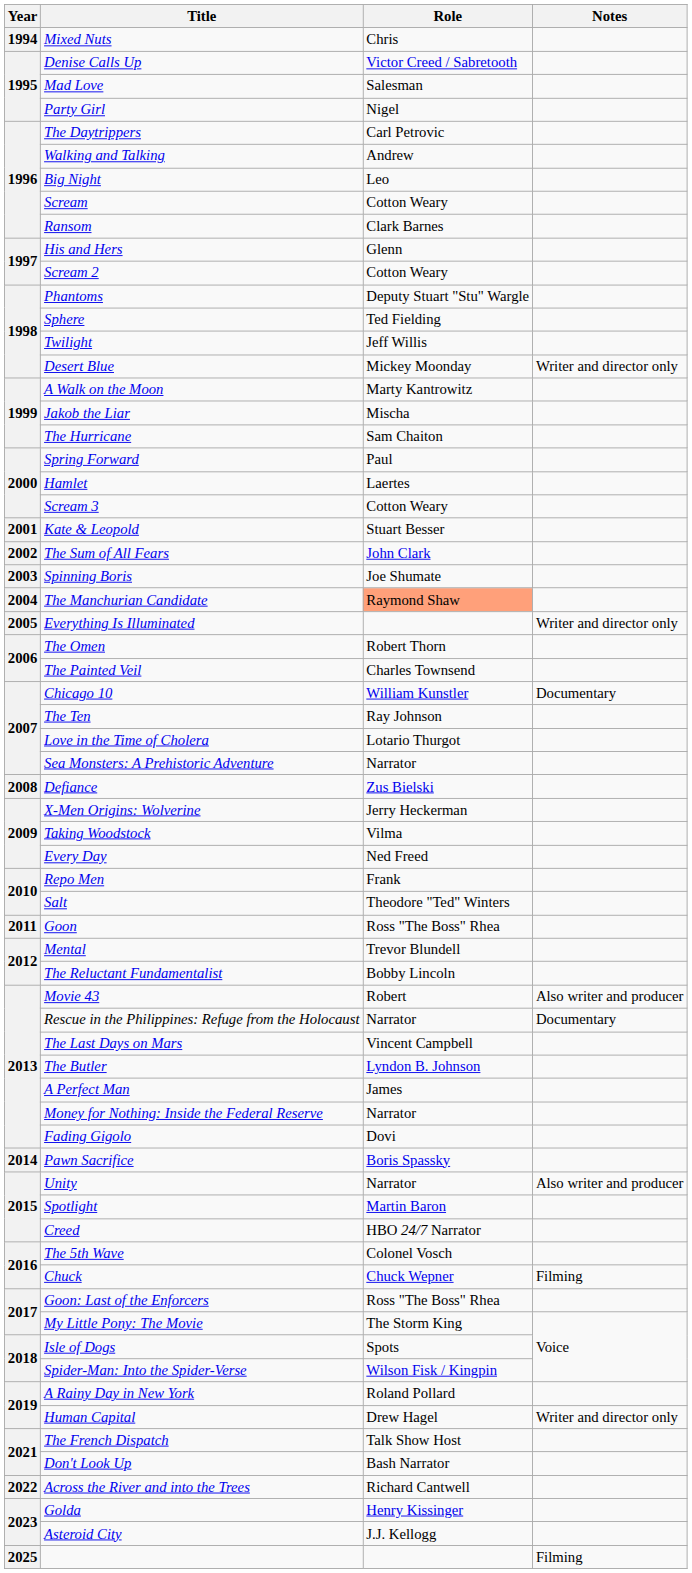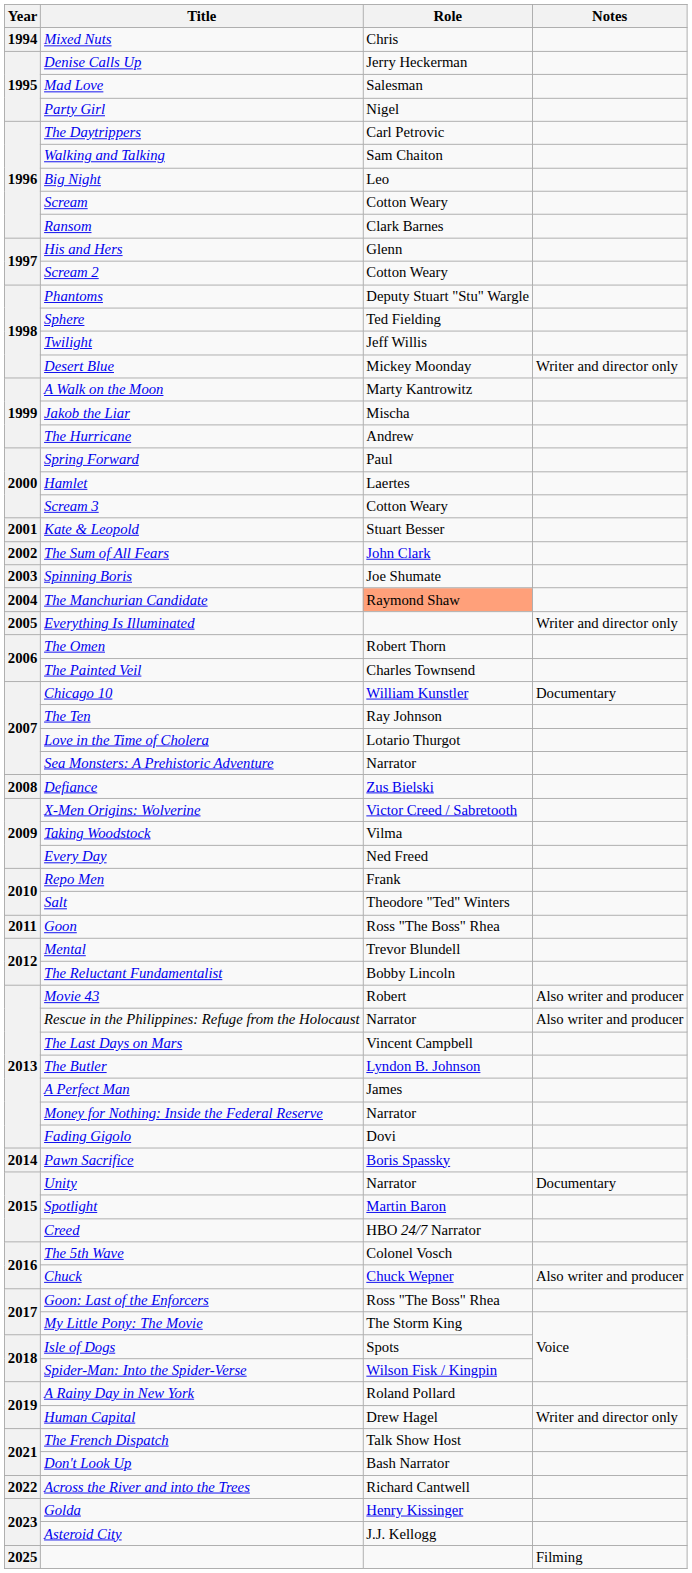(442, 62) Victor Creed / Sabretooth -> (417, 62) Jerry Heckerman
(390, 156) Andrew -> (405, 156) Sam Chaiton
(405, 436) Sam Chaiton -> (390, 436) Andrew
(417, 809) Jerry Heckerman -> (442, 809) Victor Creed / Sabretooth
(576, 1020) Documentary -> (610, 1020) Also writer and producer
(610, 1183) Also writer and producer -> (576, 1183) Documentary
(559, 1276) Filming -> (610, 1276) Also writer and producer
